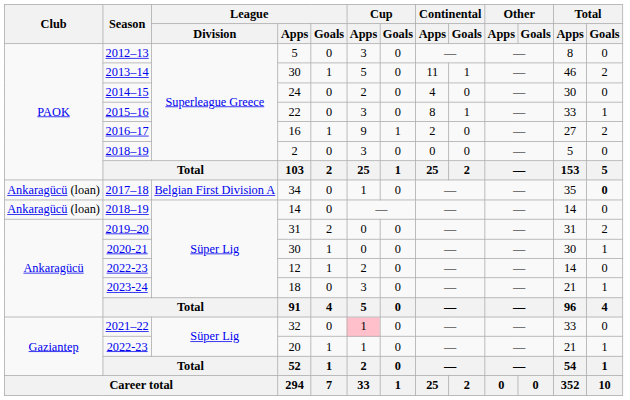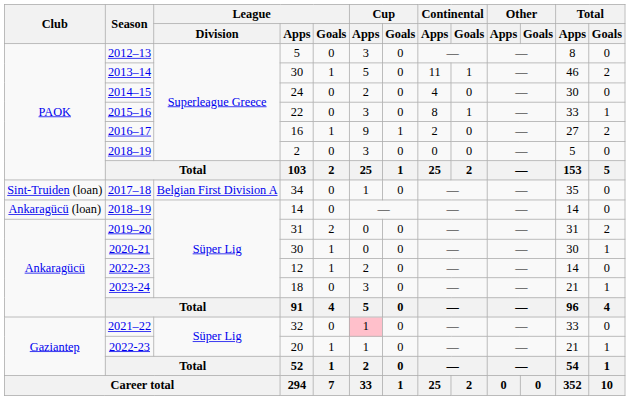(54, 190) Ankaragücü (loan) -> (55, 190) Sint-Truiden (loan)
(605, 190) bold -> (607, 190) normal
